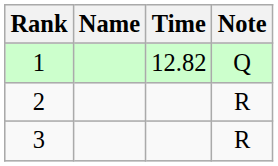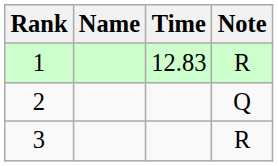(179, 62) 12.82 -> (179, 62) 12.83
(242, 62) Q -> (242, 62) R
(242, 101) R -> (242, 101) Q
